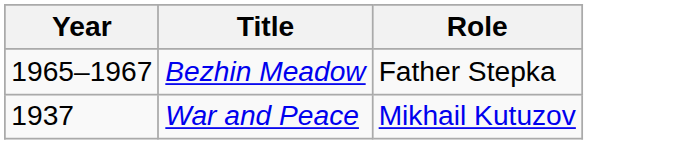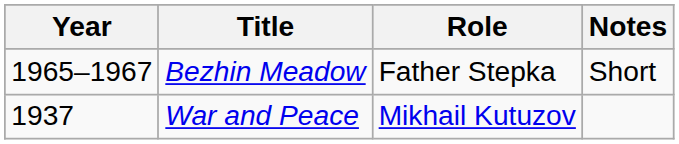+ column: (628, 26)
